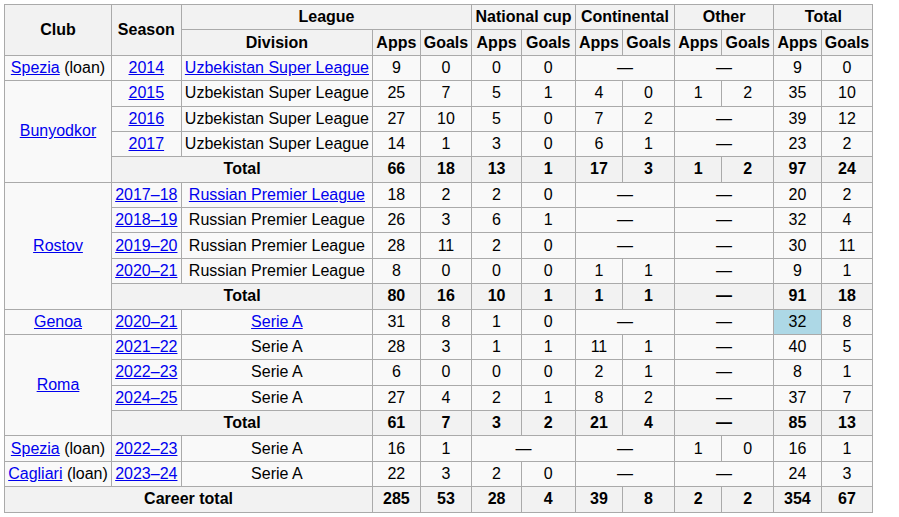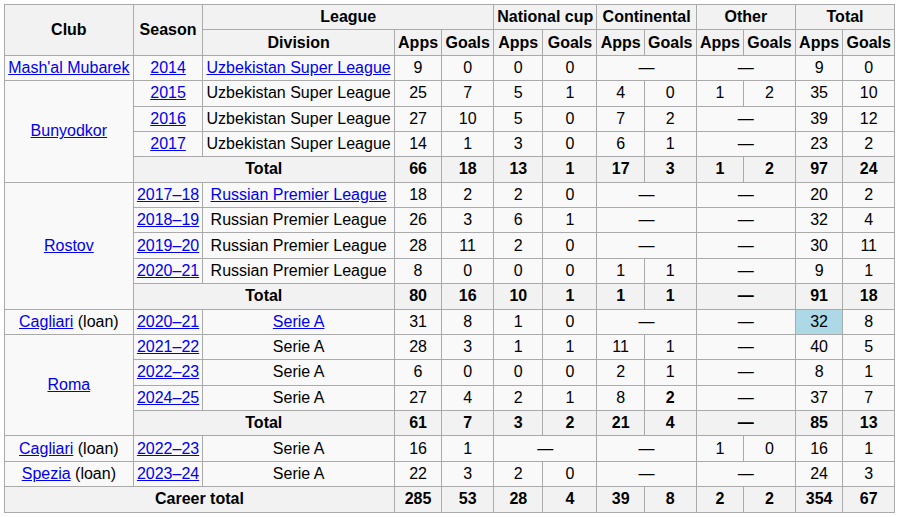(58, 67) Spezia (loan) -> (69, 67) Mash'al Mubarek
(58, 321) Genoa -> (69, 321) Cagliari (loan)
(649, 397) normal -> (670, 397) bold
(58, 448) Spezia (loan) -> (69, 448) Cagliari (loan)
(58, 473) Cagliari (loan) -> (69, 473) Spezia (loan)
